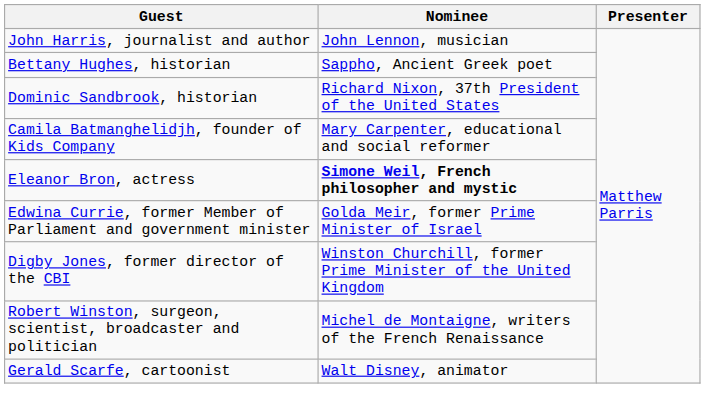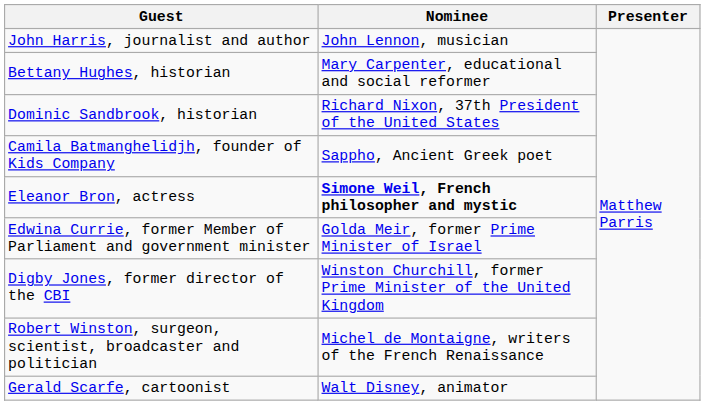(437, 65) Sappho, Ancient Greek poet -> (442, 74) Mary Carpenter, educational and social reformer
(442, 139) Mary Carpenter, educational and social reformer -> (437, 156) Sappho, Ancient Greek poet
